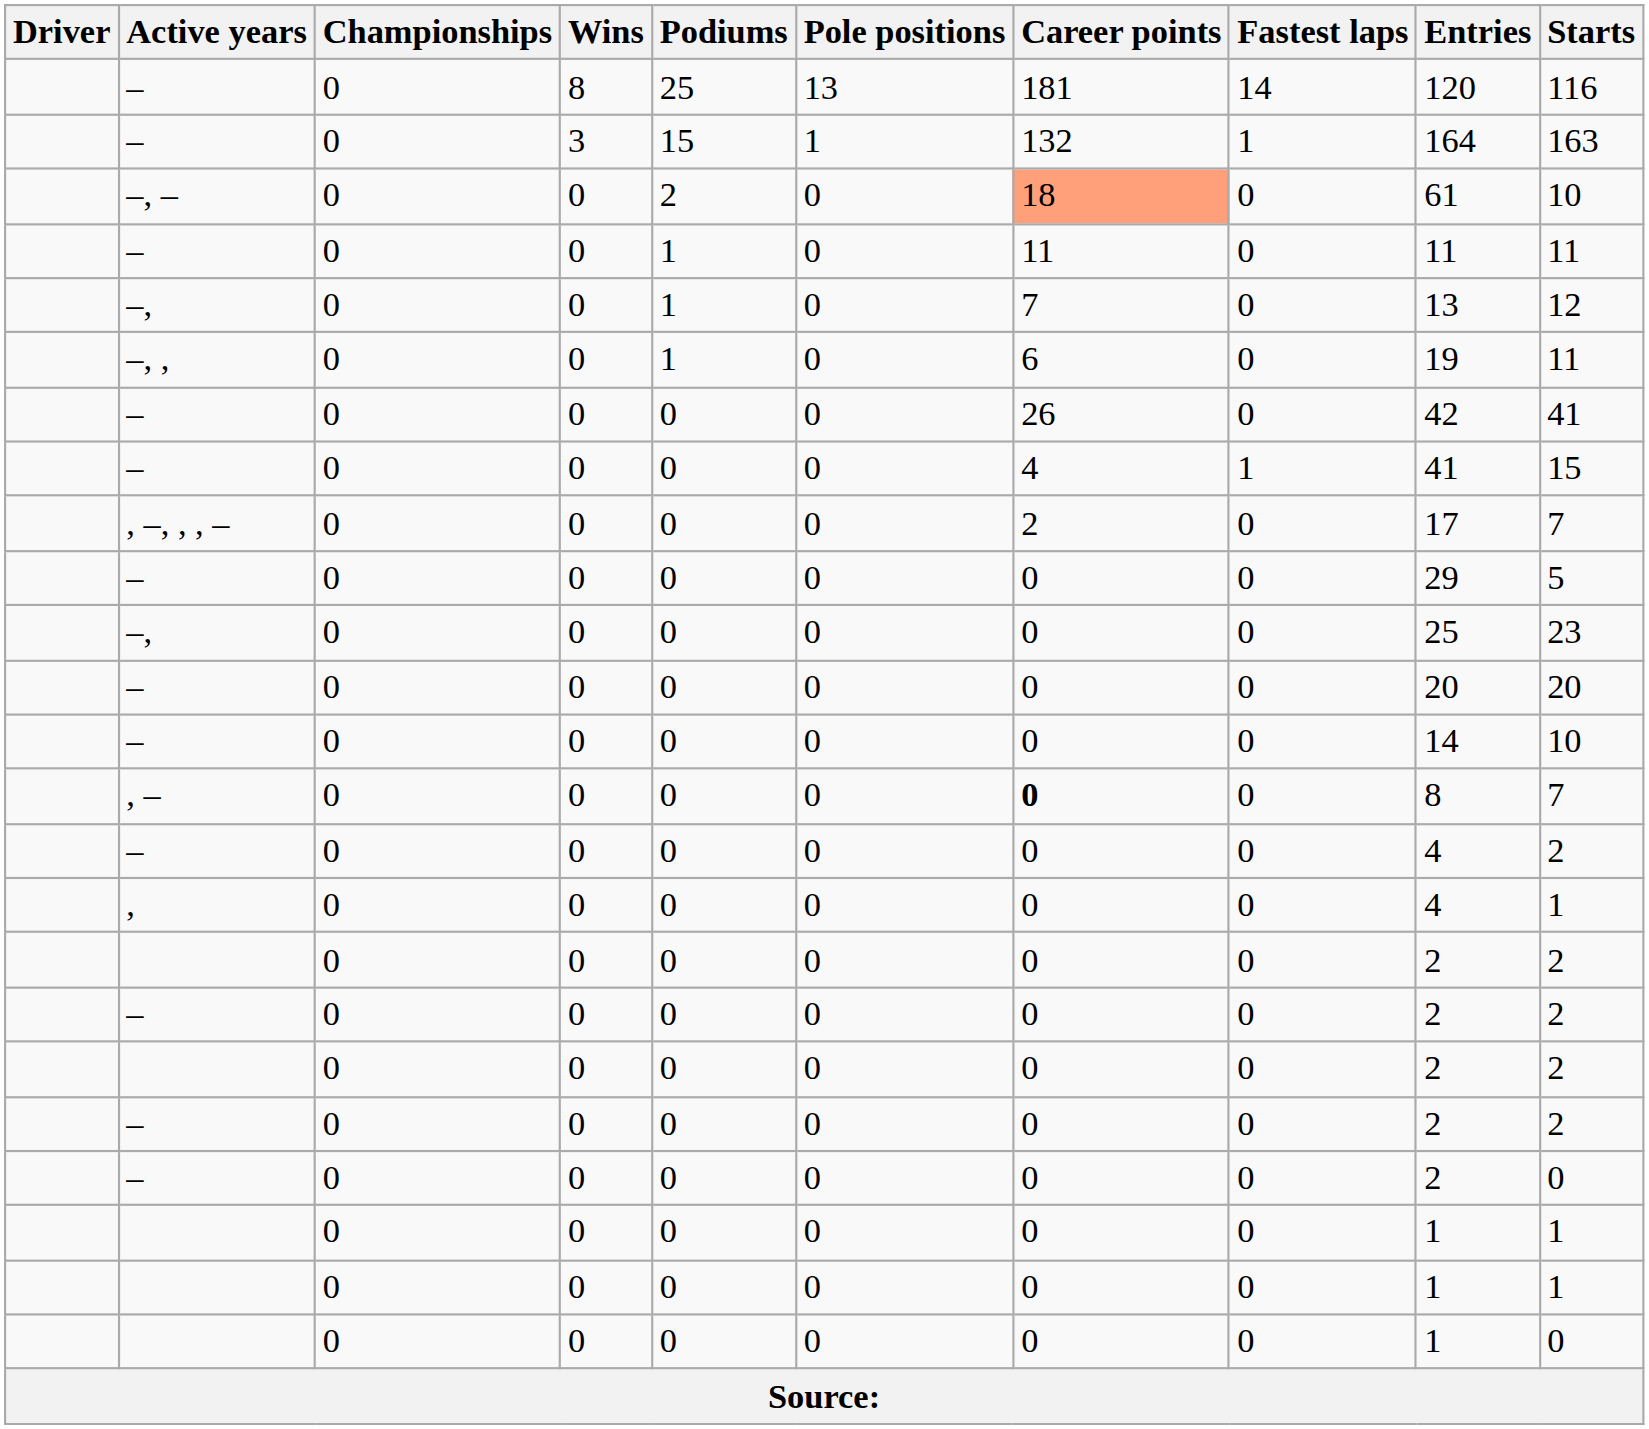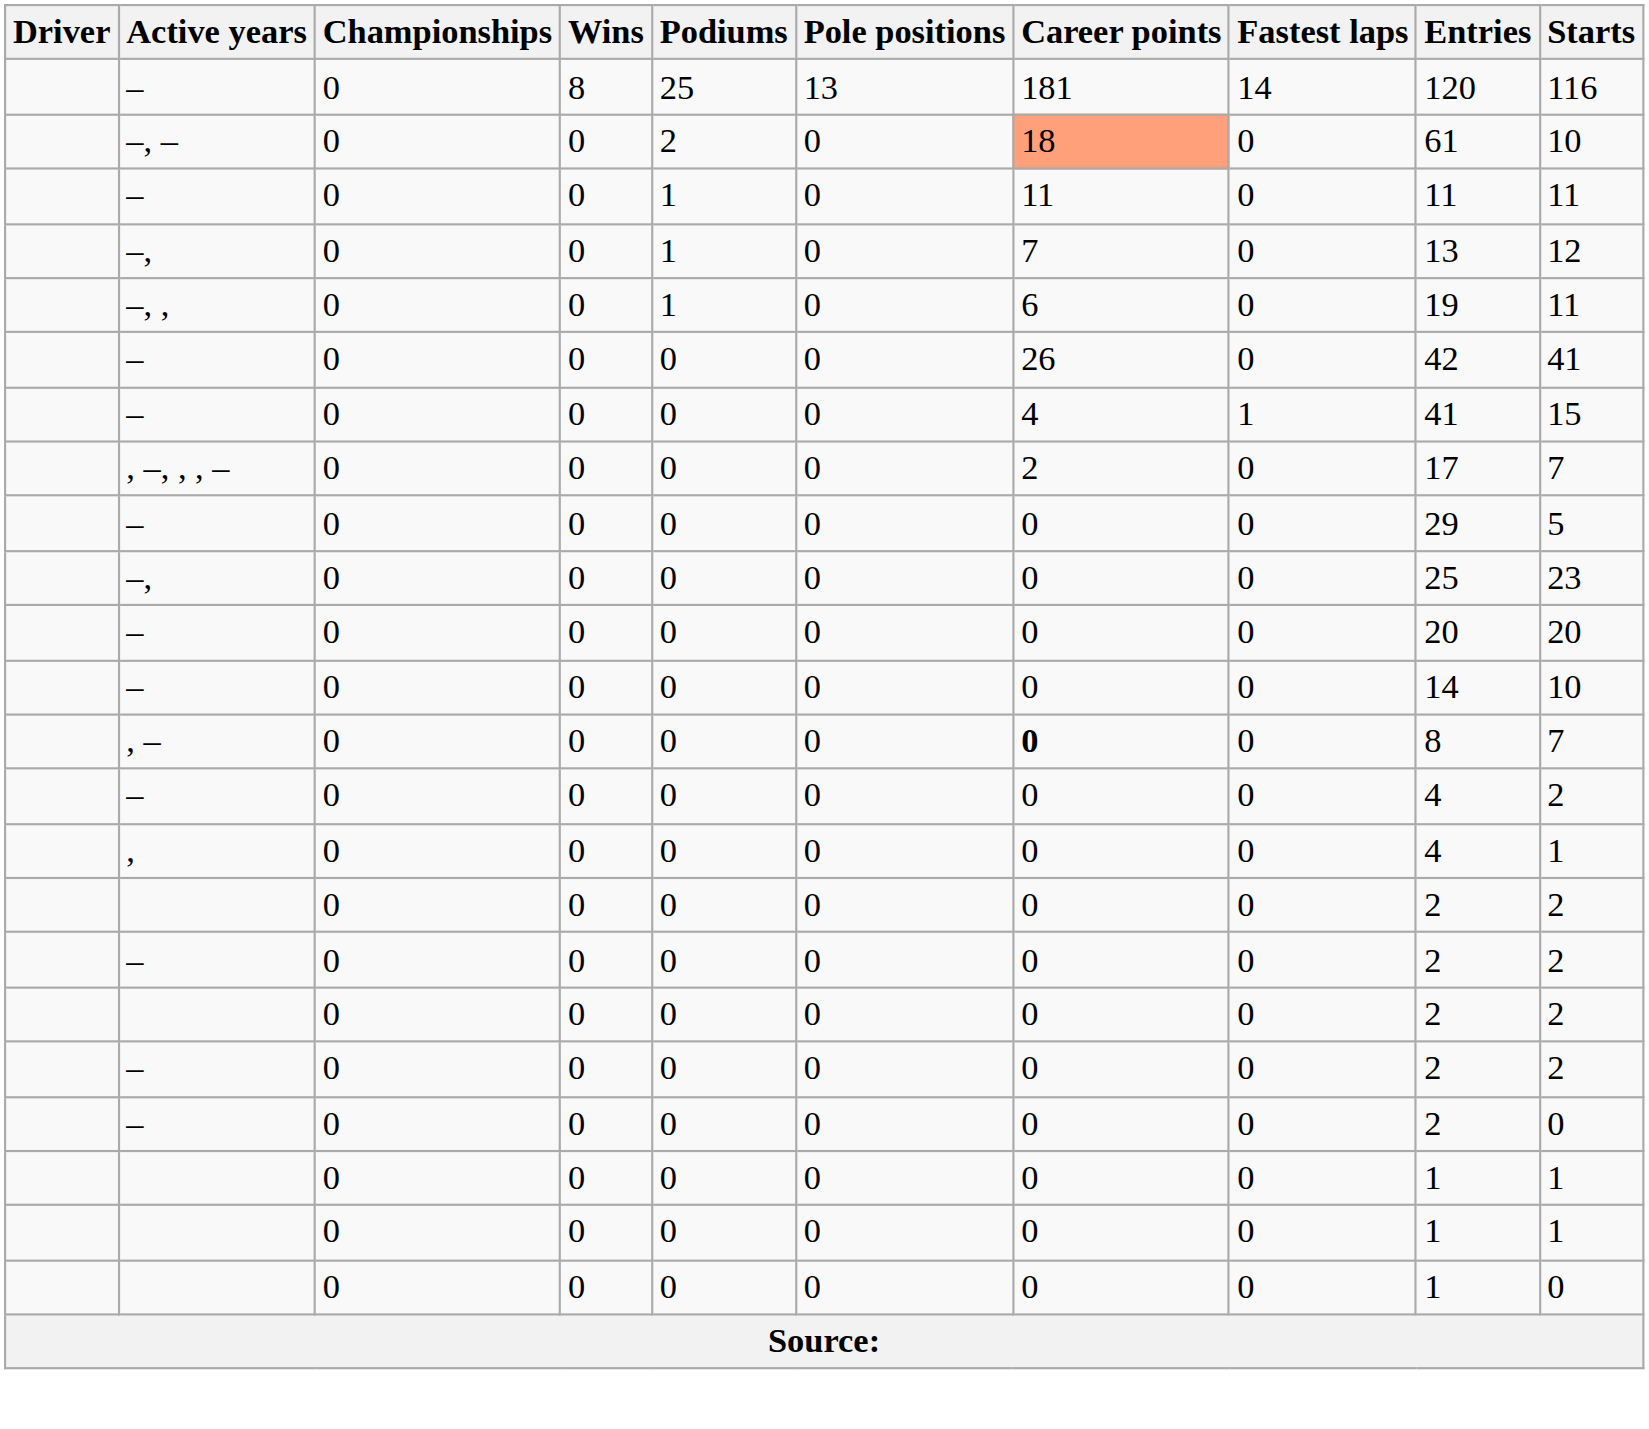- row: (135, 140)
